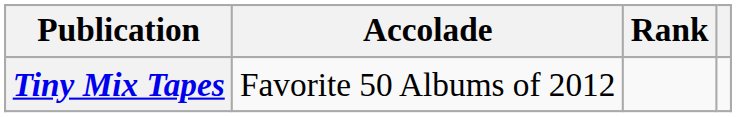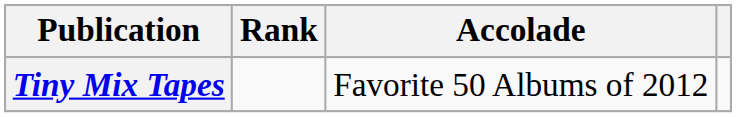columns swapped: (428, 30) <-> (670, 30)
